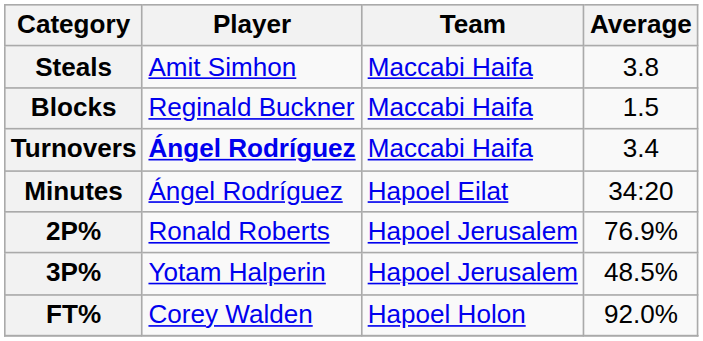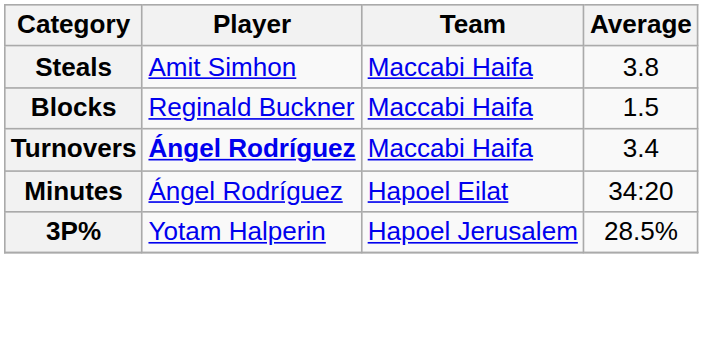- row: (74, 231)
(641, 273) 48.5% -> (641, 231) 28.5%
- row: (74, 314)
